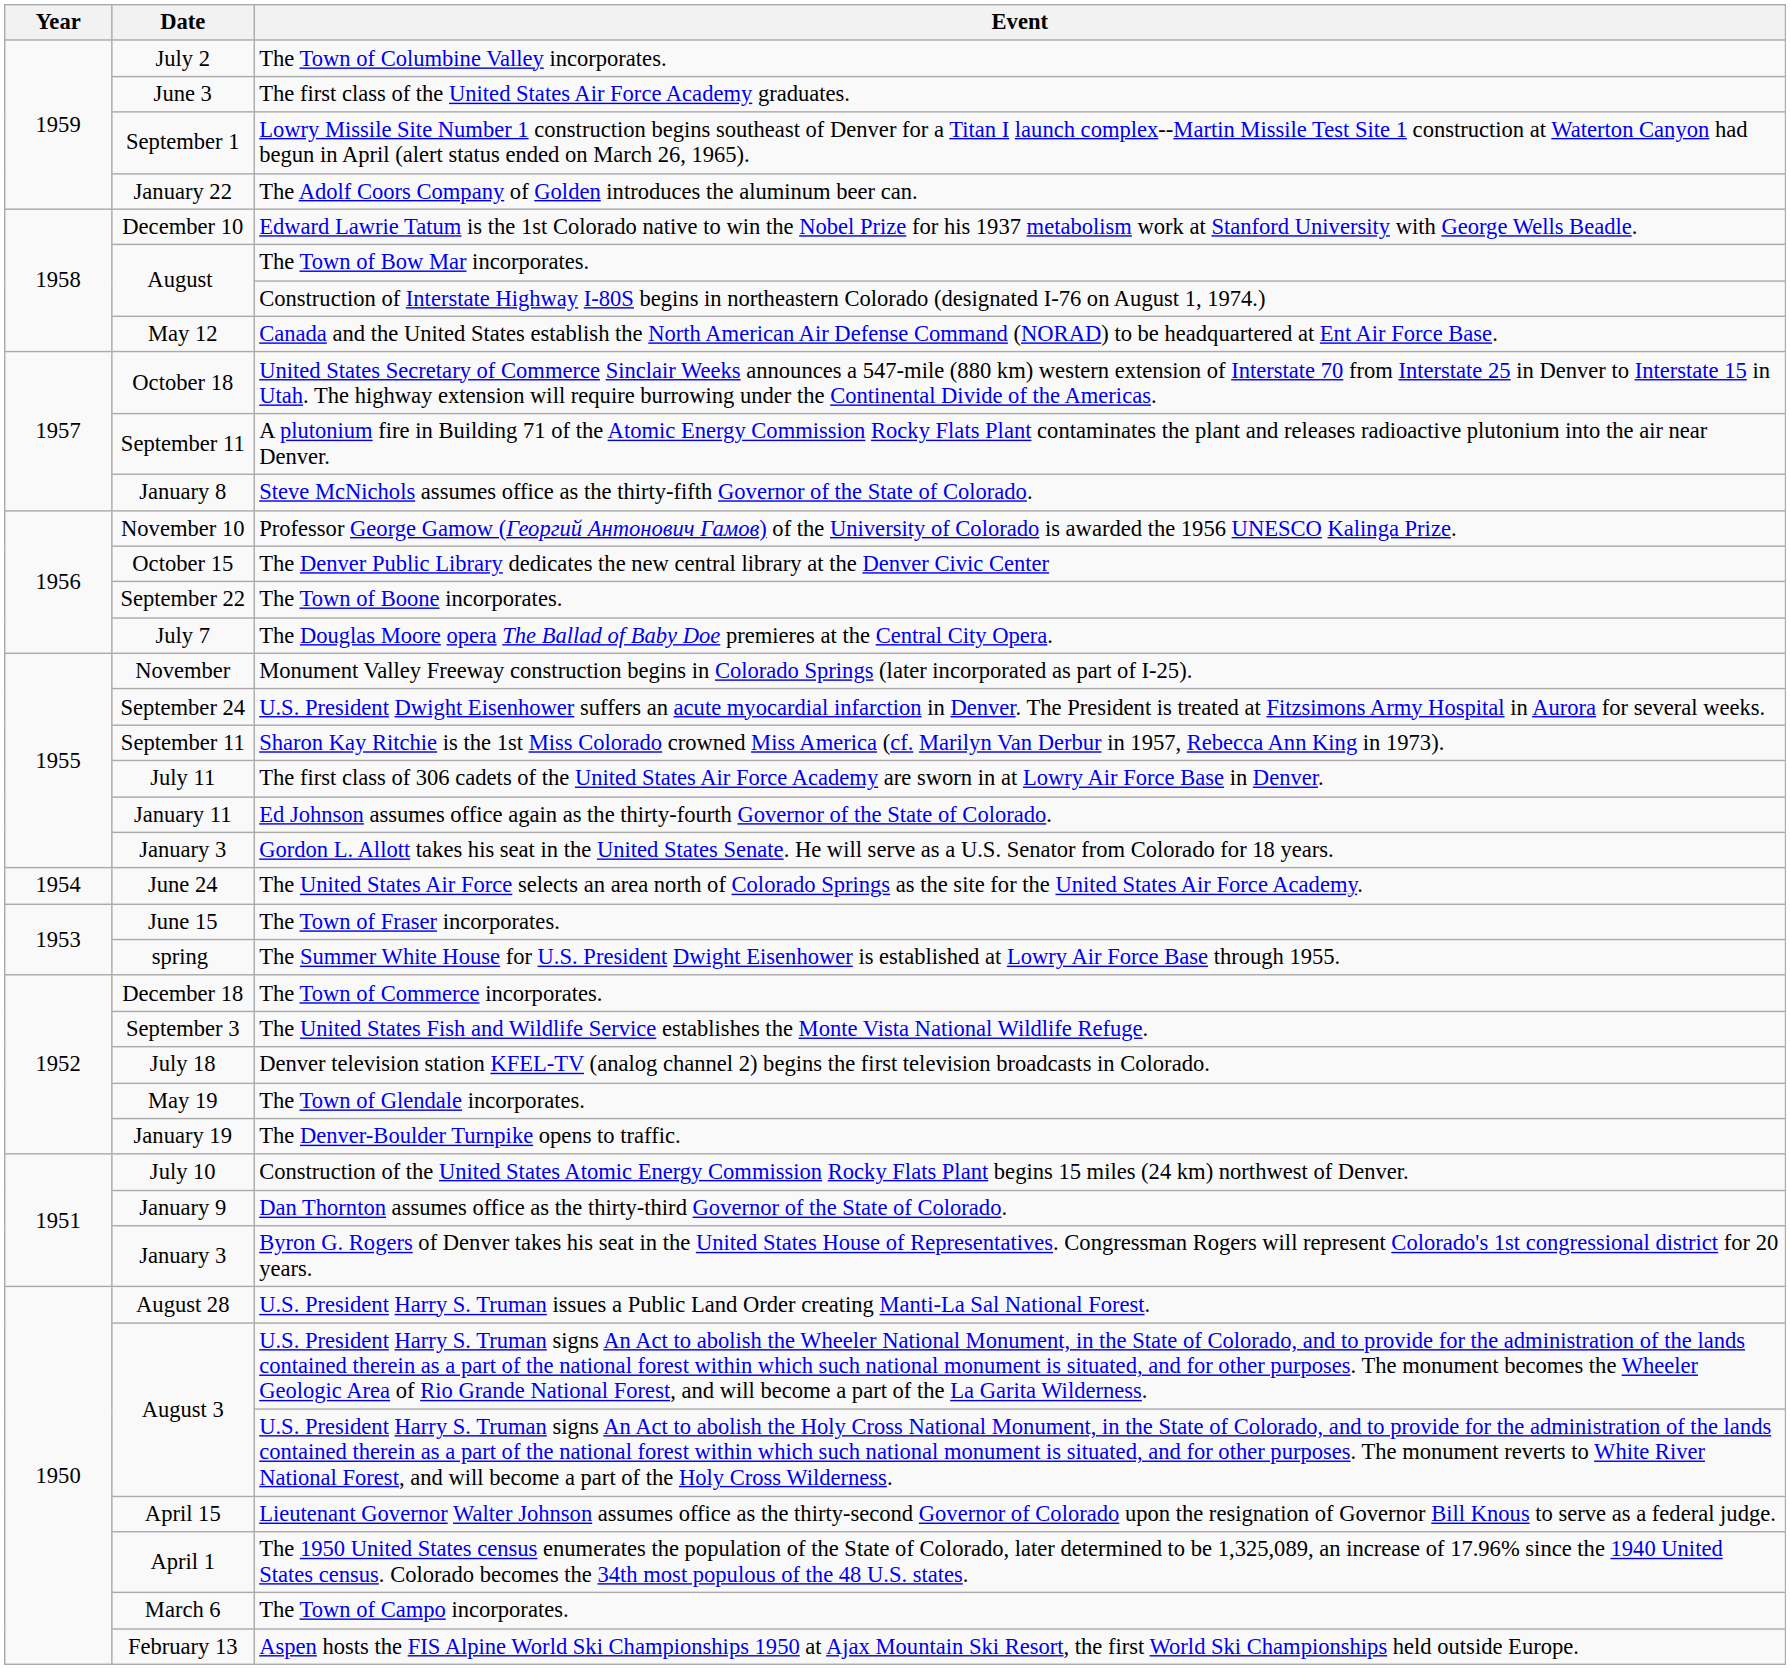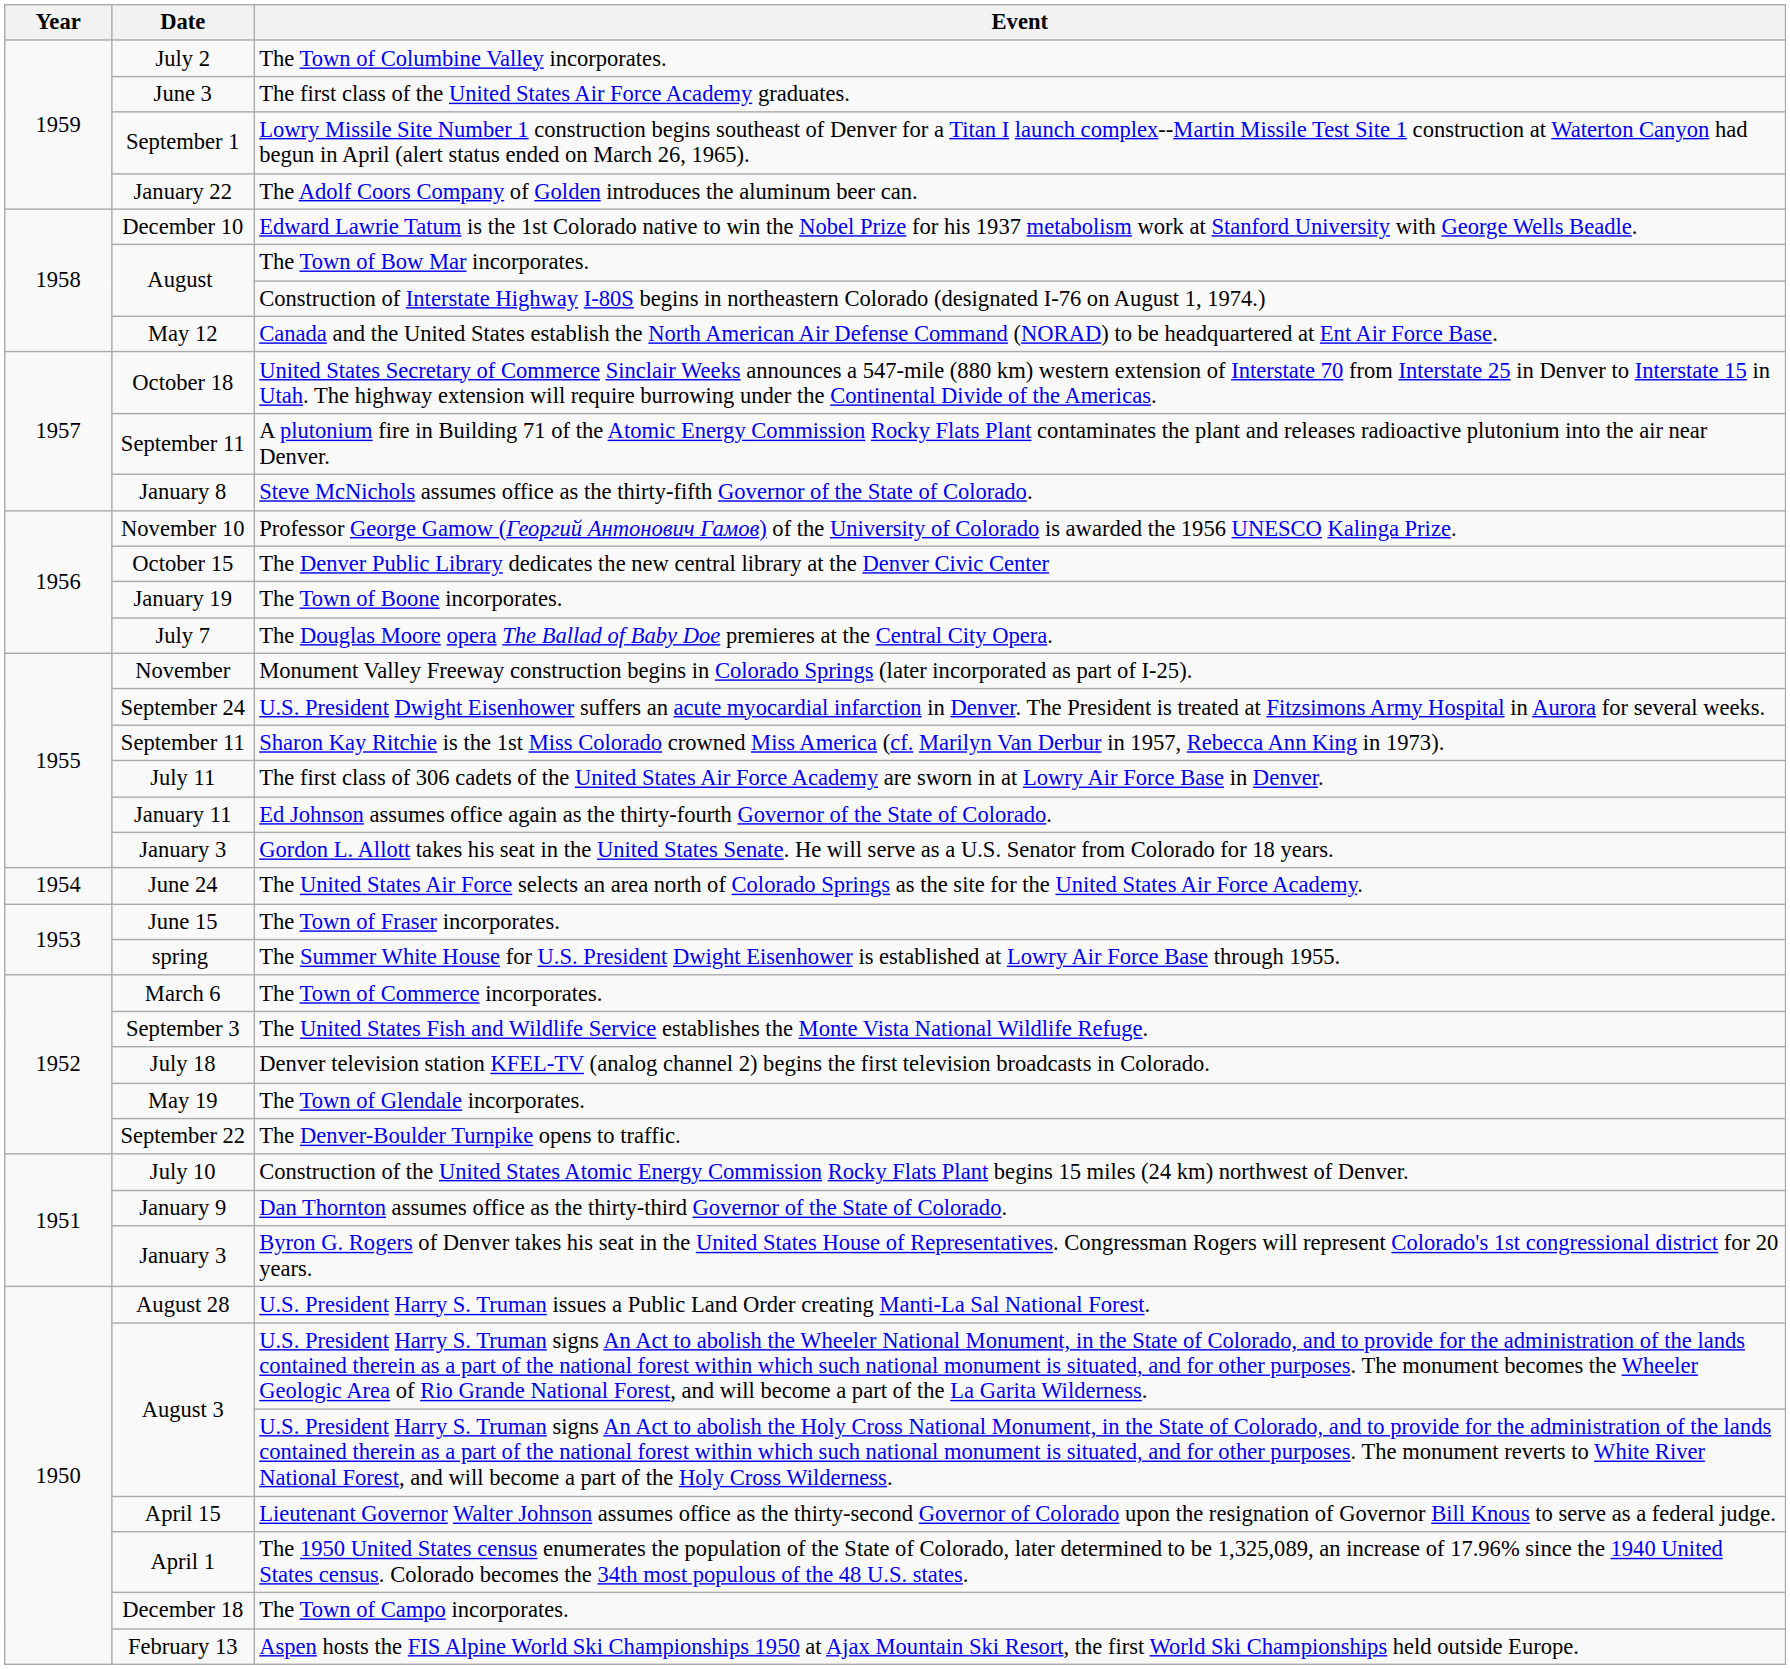(183, 599) September 22 -> (183, 599) January 19
(183, 992) December 18 -> (183, 992) March 6
(183, 1136) January 19 -> (183, 1136) September 22
(183, 1610) March 6 -> (183, 1610) December 18
